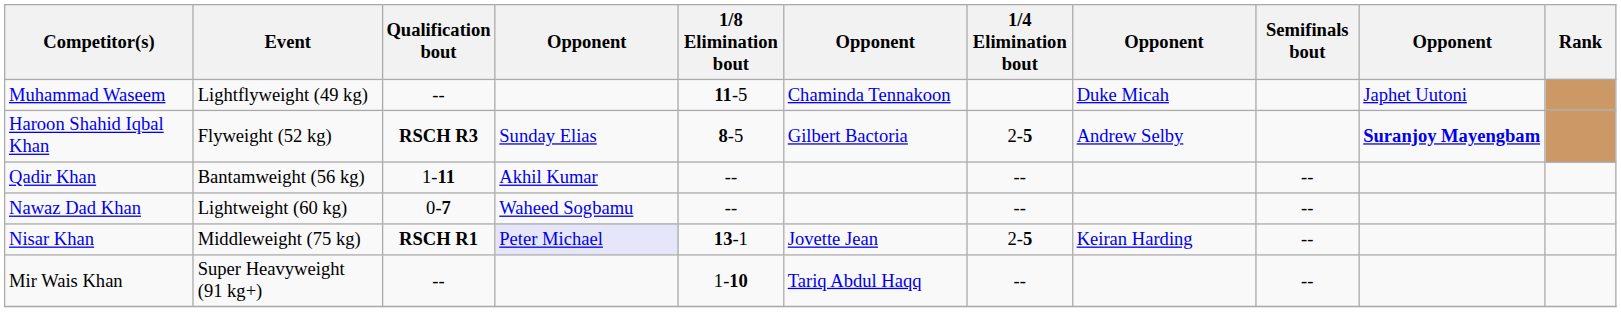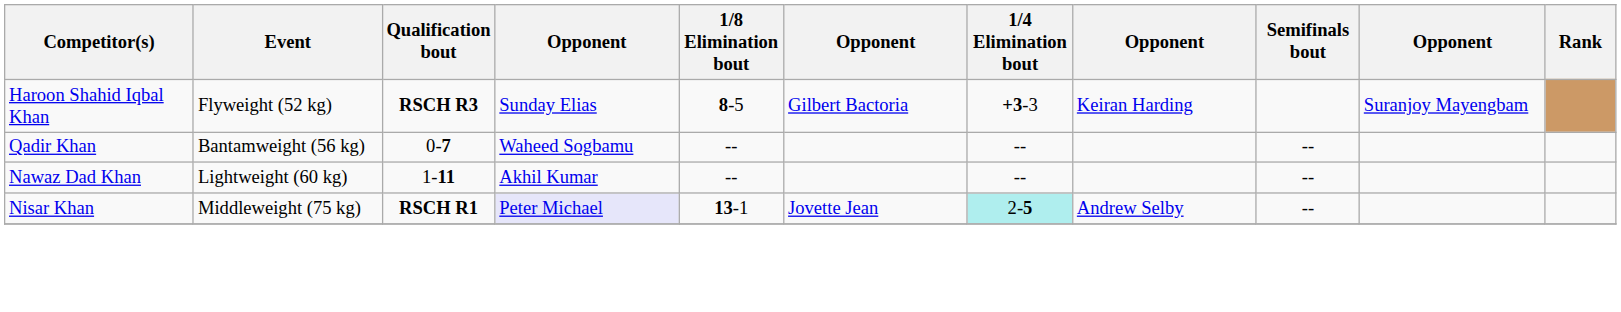- row: (87, 94)
(1020, 136) 2-5 -> (1020, 105) +3-3
(1130, 136) Andrew Selby -> (1135, 105) Keiran Harding
(1452, 136) bold -> (1446, 105) normal
(438, 177) 1-11 -> (438, 147) 0-7
(549, 177) Akhil Kumar -> (566, 147) Waheed Sogbamu
(438, 208) 0-7 -> (438, 177) 1-11
(566, 208) Waheed Sogbamu -> (549, 177) Akhil Kumar
(1020, 239) no background -> (1020, 208) paleturquoise background
(1135, 239) Keiran Harding -> (1130, 208) Andrew Selby
- row: (66, 280)
